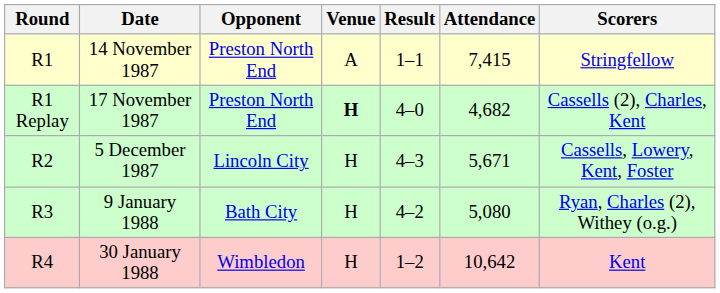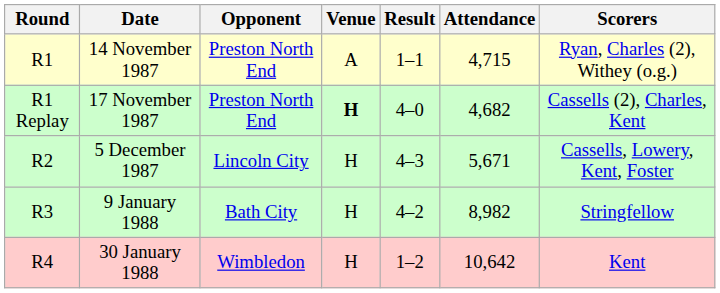(490, 59) 7,415 -> (490, 59) 4,715
(627, 59) Stringfellow -> (627, 59) Ryan, Charles (2), Withey (o.g.)
(490, 211) 5,080 -> (490, 211) 8,982
(627, 211) Ryan, Charles (2), Withey (o.g.) -> (627, 211) Stringfellow
